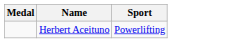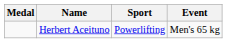+ column: (195, 13)
